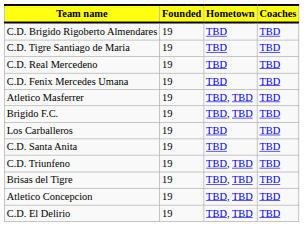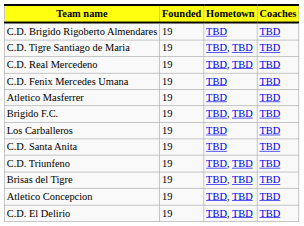(217, 48) TBD -> (229, 48) TBD, TBD
(217, 64) TBD -> (229, 64) TBD, TBD
(229, 97) TBD, TBD -> (217, 97) TBD
